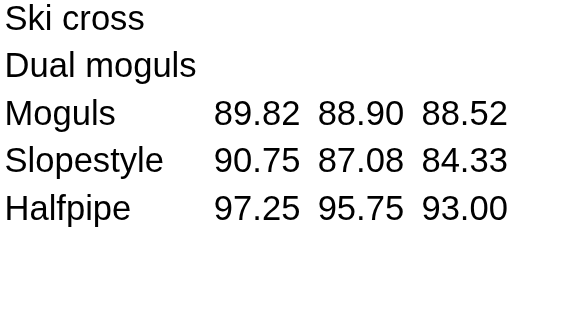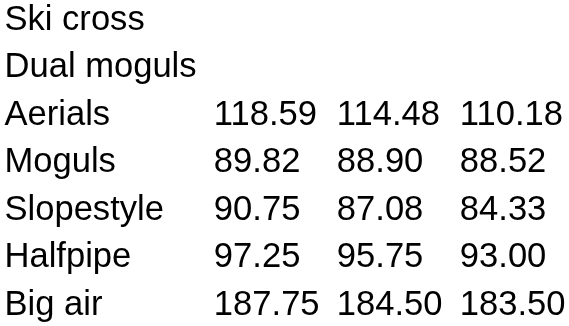+ row: (57, 113)
+ row: (53, 303)
